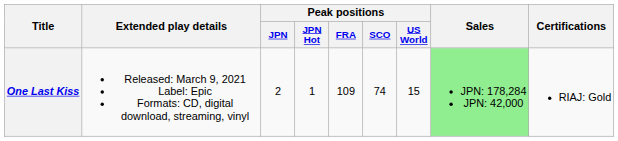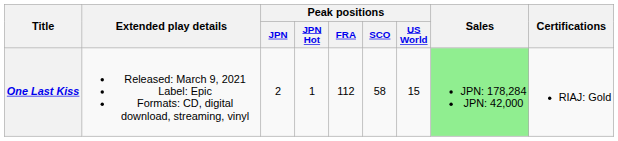(346, 92) 109 -> (346, 92) 112
(380, 92) 74 -> (380, 92) 58
